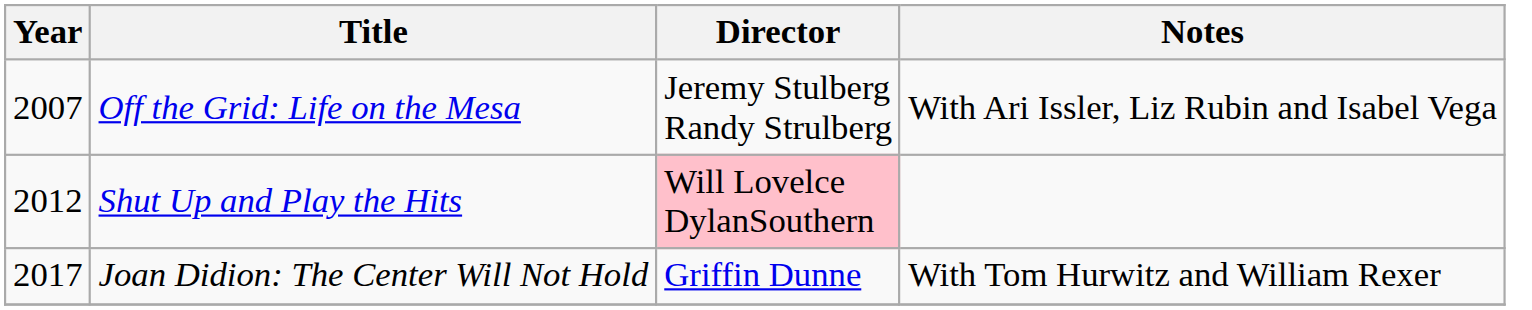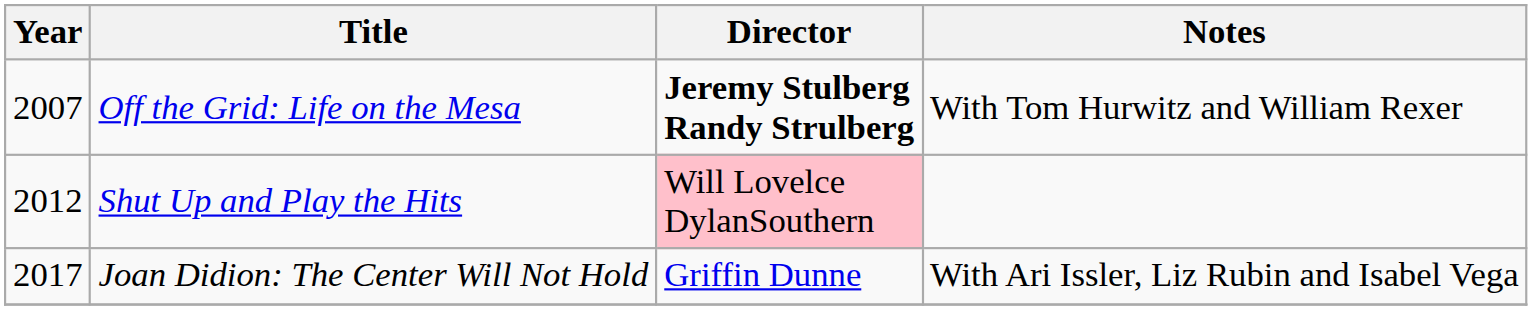(778, 106) normal -> (789, 106) bold
(1202, 106) With Ari Issler, Liz Rubin and Isabel Vega -> (1196, 106) With Tom Hurwitz and William Rexer
(1174, 275) With Tom Hurwitz and William Rexer -> (1224, 275) With Ari Issler, Liz Rubin and Isabel Vega
